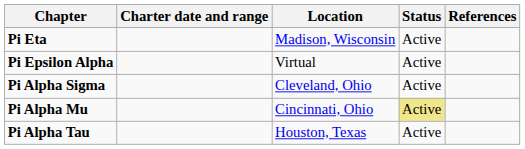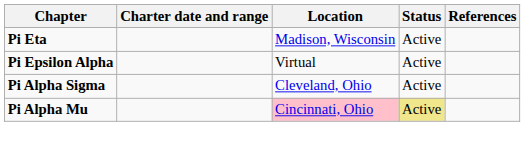(324, 109) no background -> (324, 109) pink background
- row: (49, 132)
